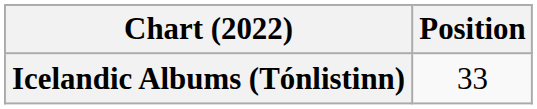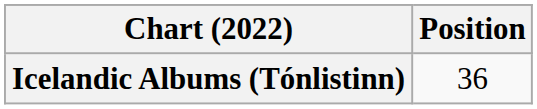(472, 77) 33 -> (472, 77) 36
